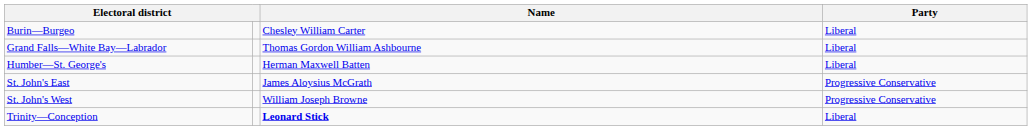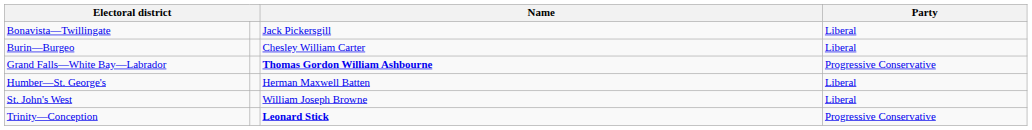+ row: (59, 30)
(342, 47) normal -> (347, 64) bold
(841, 47) Liberal -> (880, 64) Progressive Conservative
- row: (38, 82)
(880, 99) Progressive Conservative -> (841, 99) Liberal
(841, 116) Liberal -> (880, 116) Progressive Conservative
